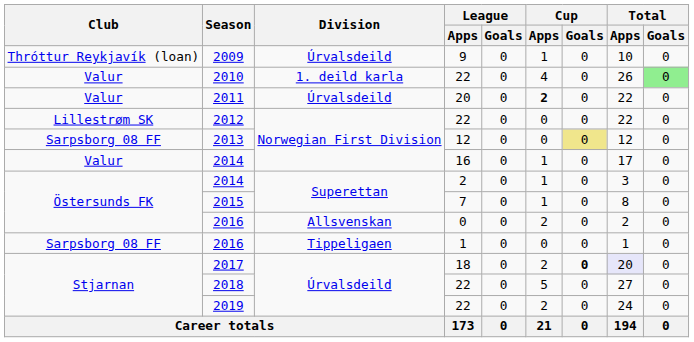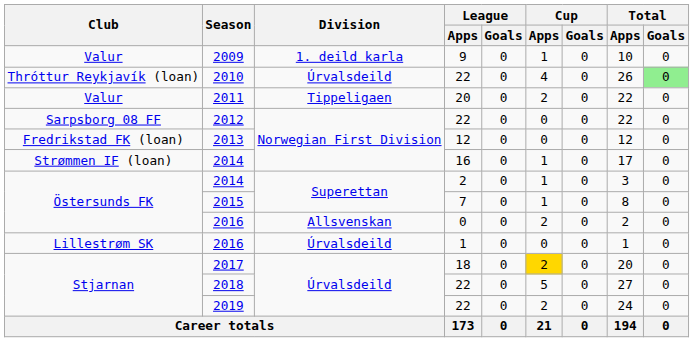(103, 56) Thróttur Reykjavík (loan) -> (103, 56) Valur
(349, 56) Úrvalsdeild -> (349, 56) 1. deild karla
(103, 77) Valur -> (103, 77) Thróttur Reykjavík (loan)
(349, 77) 1. deild karla -> (349, 77) Úrvalsdeild
(349, 98) Úrvalsdeild -> (349, 98) Tippeligaen
(544, 98) bold -> (544, 98) normal
(103, 119) Lillestrøm SK -> (103, 119) Sarpsborg 08 FF
(103, 139) Sarpsborg 08 FF -> (103, 139) Fredrikstad FK (loan)
(585, 139) khaki background -> (585, 139) no background
(103, 160) Valur -> (103, 160) Strømmen IF (loan)
(103, 243) Sarpsborg 08 FF -> (103, 243) Lillestrøm SK
(349, 243) Tippeligaen -> (349, 243) Úrvalsdeild
(544, 264) no background -> (544, 264) gold background
(585, 264) bold -> (585, 264) normal
(625, 264) lavender background -> (625, 264) no background
